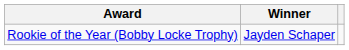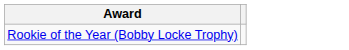- column: (289, 14)
